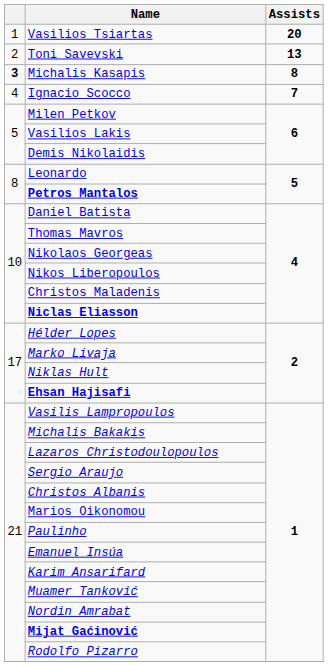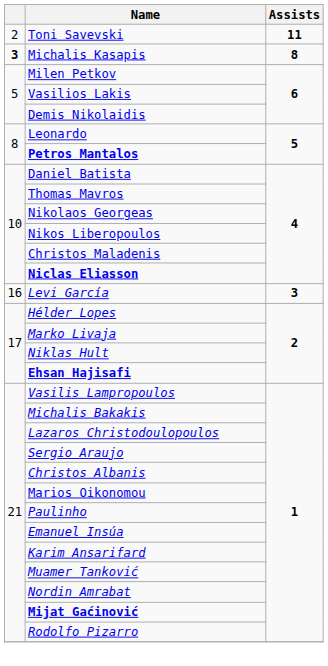- row: (90, 34)
(294, 54) 13 -> (294, 34) 11
- row: (79, 94)
+ row: (68, 293)
